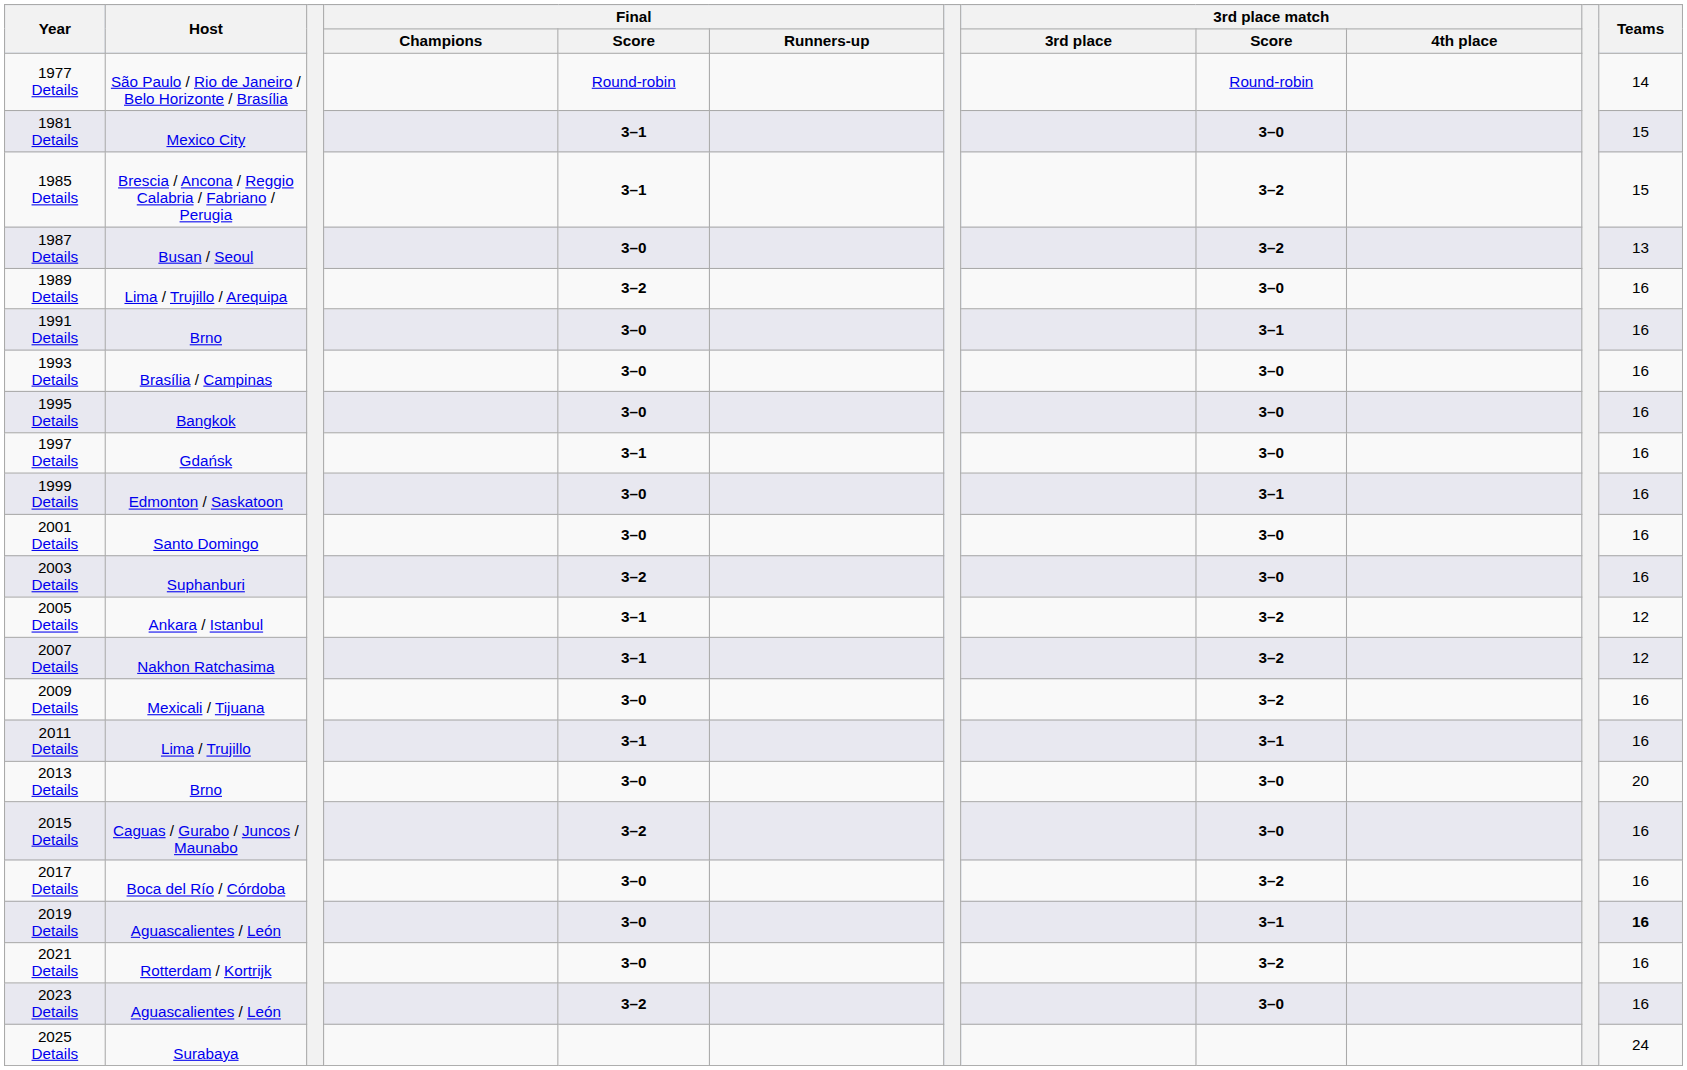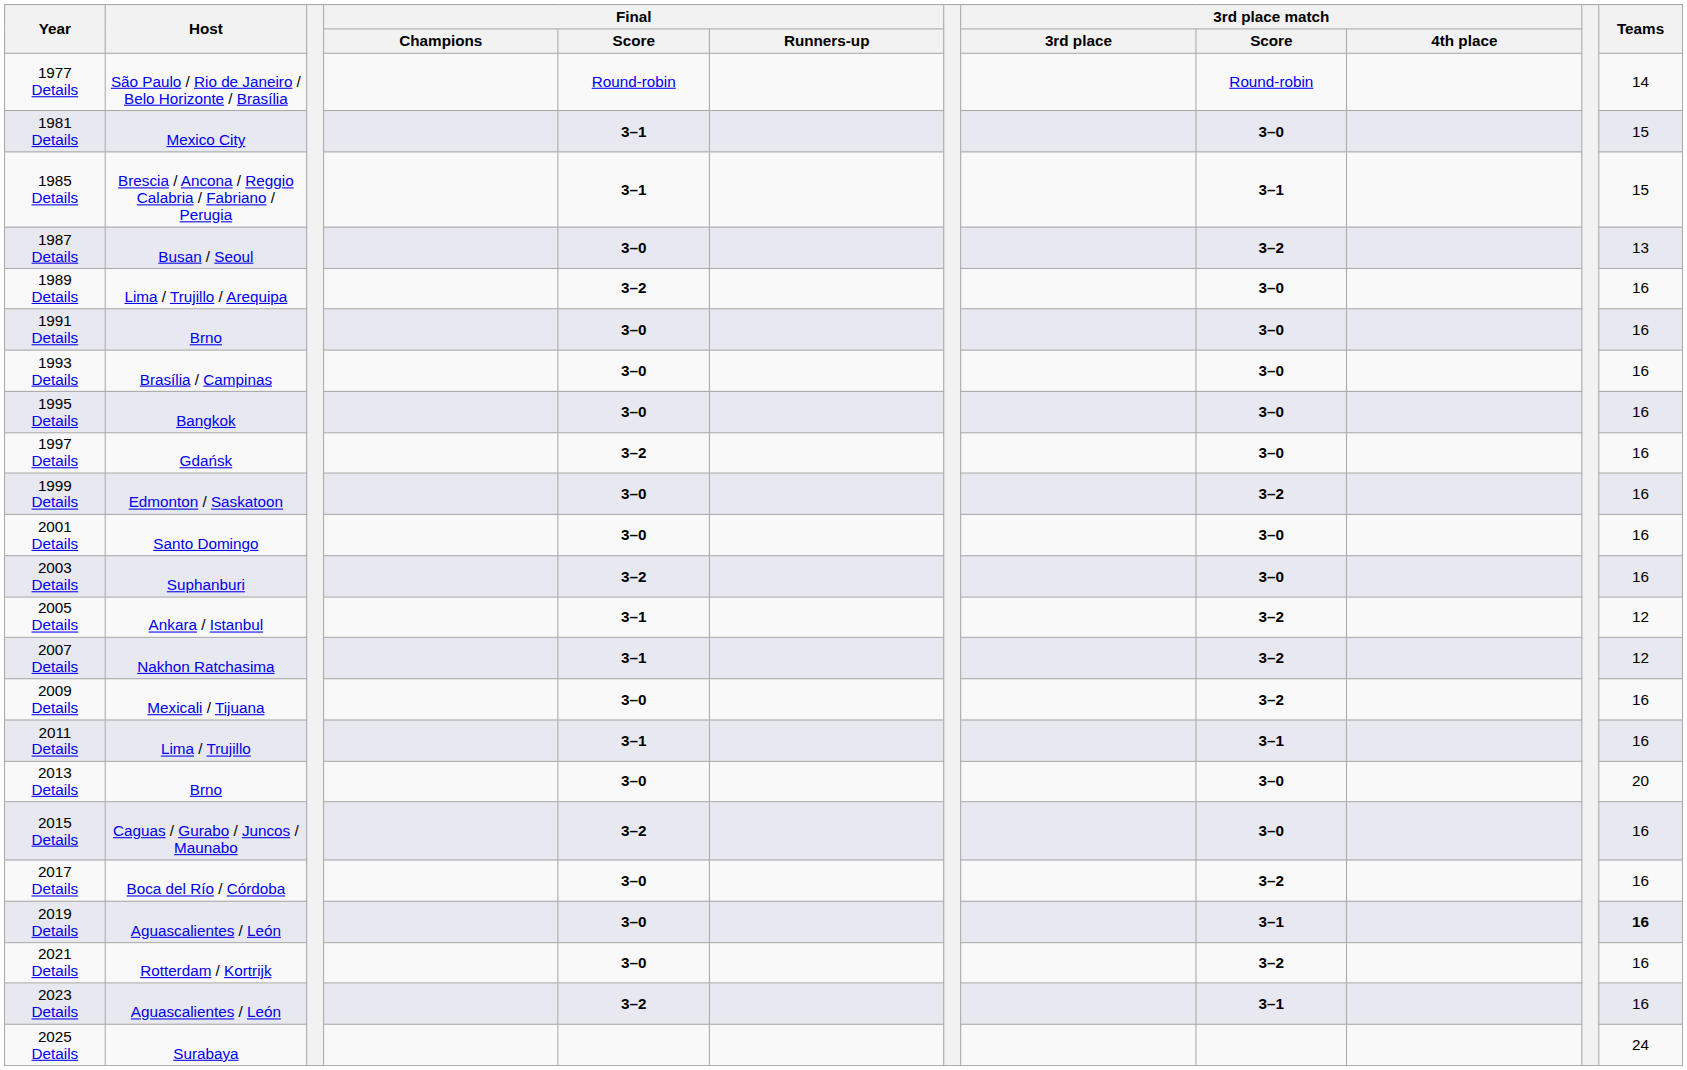(1271, 190) 3–2 -> (1271, 190) 3–1
(1271, 330) 3–1 -> (1271, 330) 3–0
(634, 453) 3–1 -> (634, 453) 3–2
(1271, 494) 3–1 -> (1271, 494) 3–2
(1271, 1004) 3–0 -> (1271, 1004) 3–1
